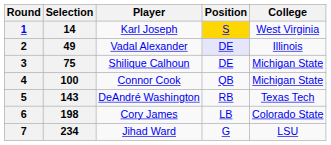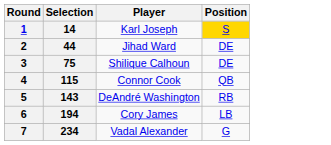- column: (288, 13)
(70, 47) 49 -> (70, 47) 44
(149, 47) Vadal Alexander -> (149, 47) Jihad Ward
(226, 47) lavender background -> (226, 47) no background
(70, 81) 100 -> (70, 81) 115
(70, 115) 198 -> (70, 115) 194
(149, 132) Jihad Ward -> (149, 132) Vadal Alexander
